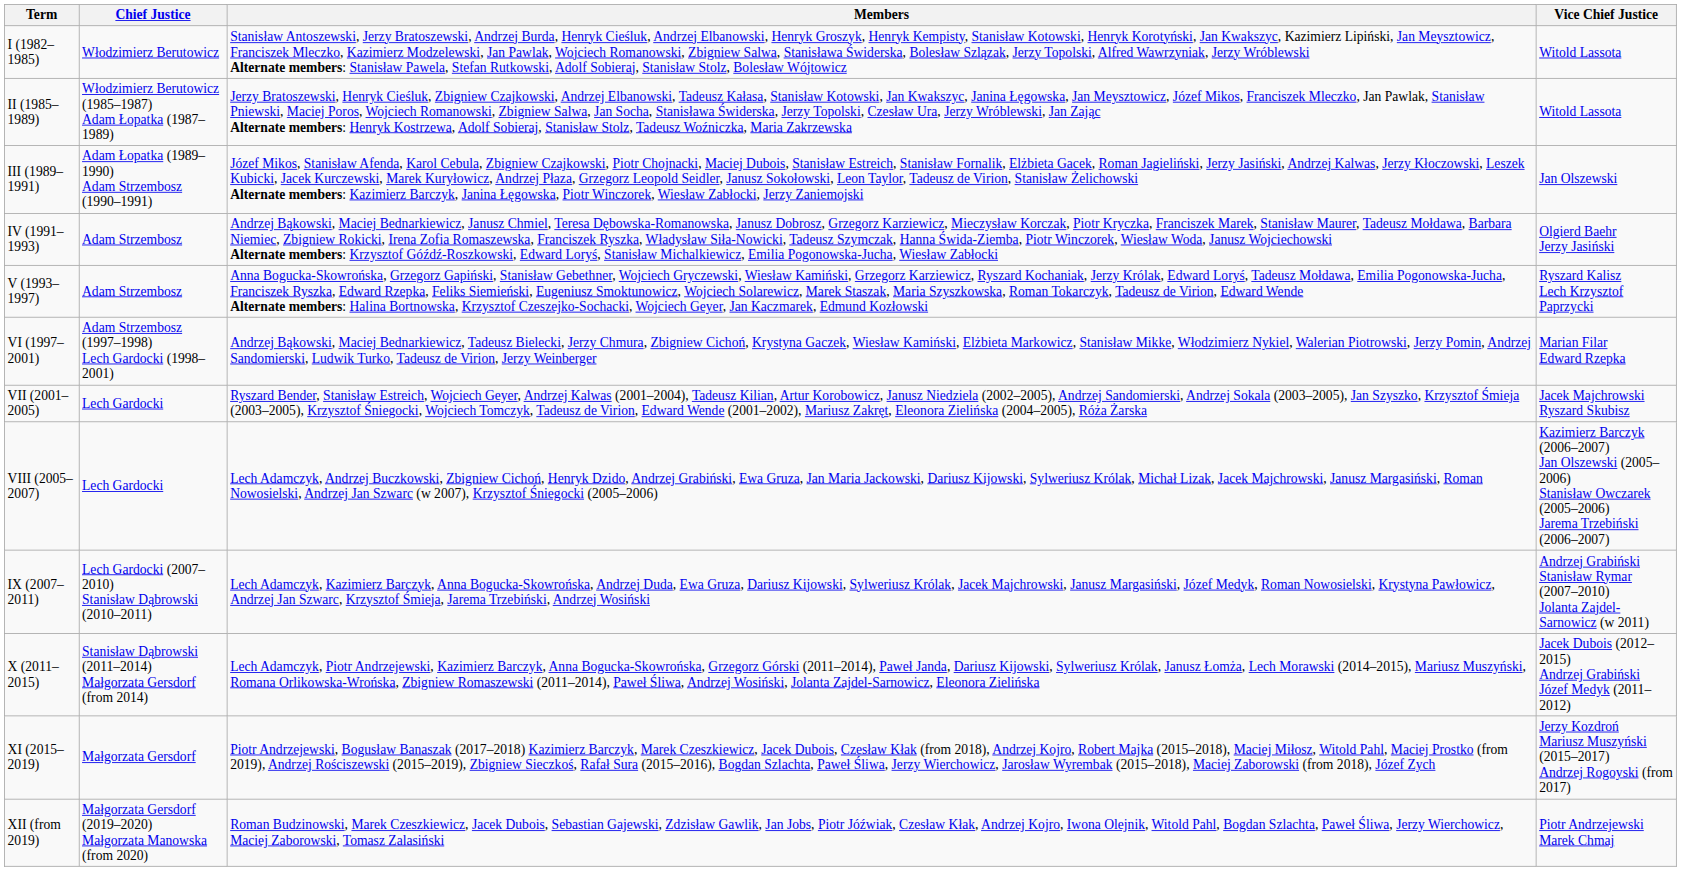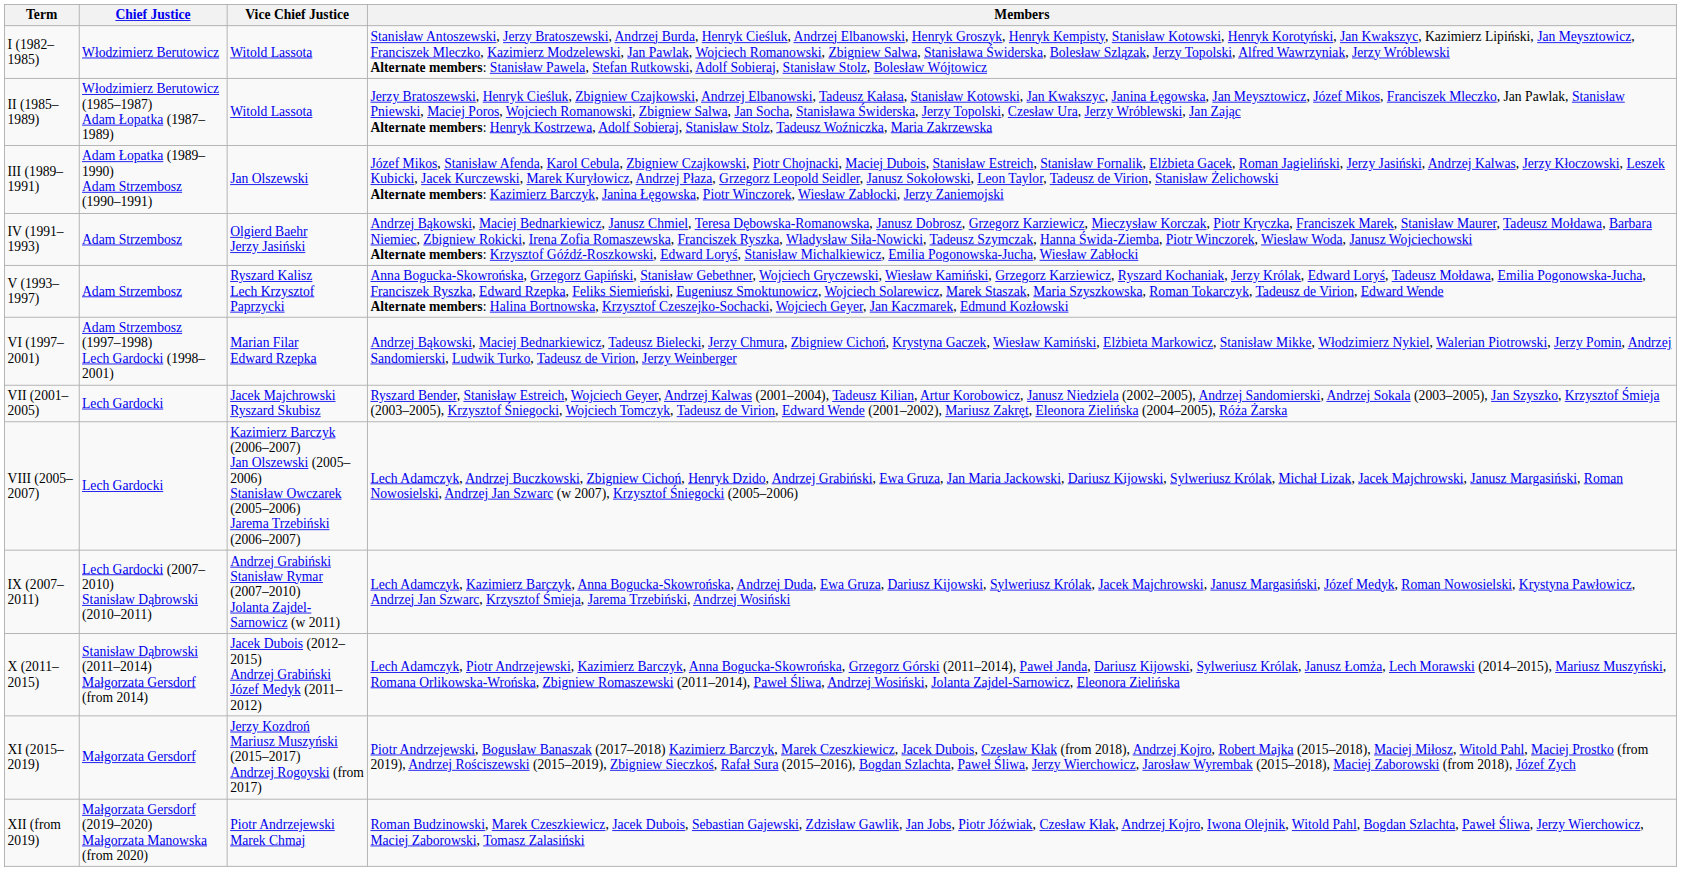columns swapped: (1606, 15) <-> (882, 15)
